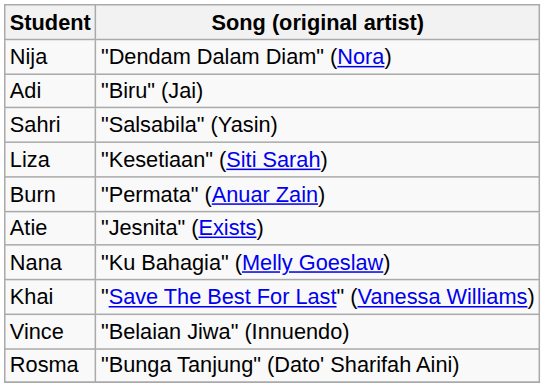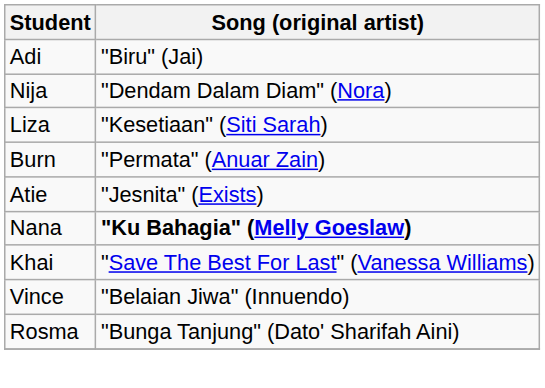rows swapped: (26, 91) <-> (29, 57)
- row: (35, 125)
(246, 263) normal -> (256, 228) bold
